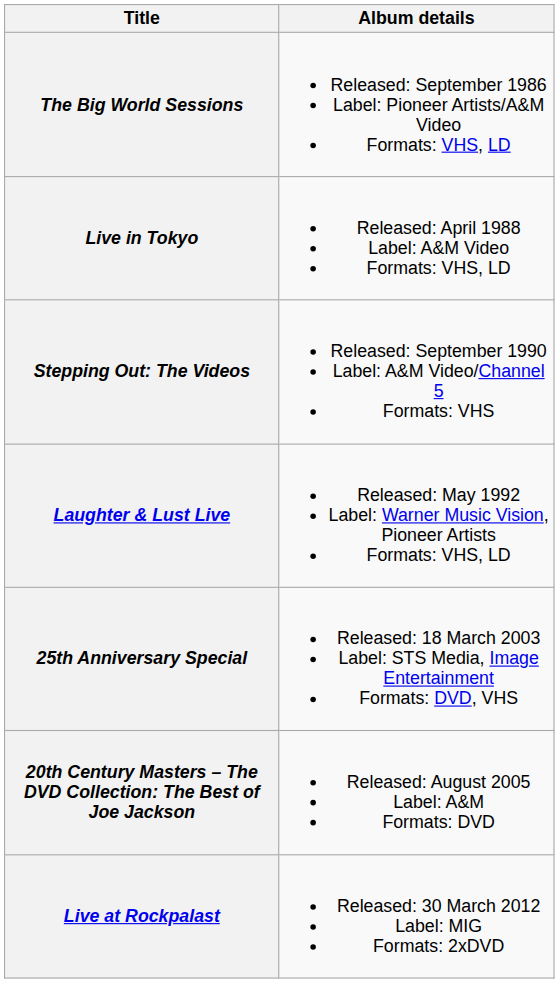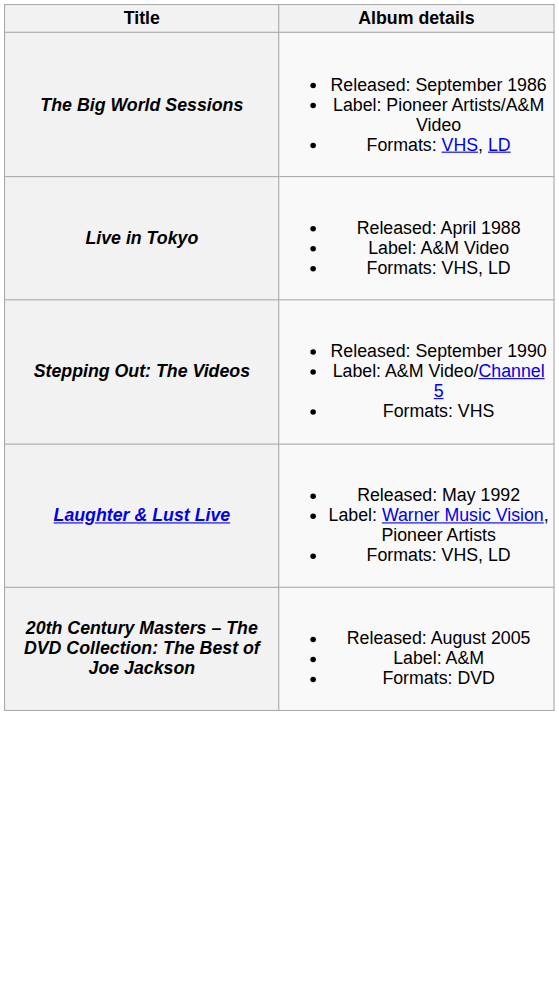- row: (142, 658)
- row: (142, 916)
